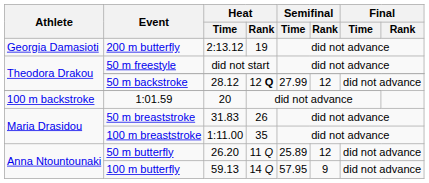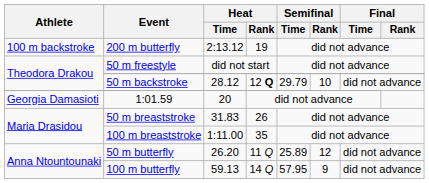(53, 48) Georgia Damasioti -> (51, 48) 100 m backstroke
(293, 83) 27.99 -> (293, 83) 29.79
(325, 83) 12 -> (325, 83) 10
(51, 100) 100 m backstroke -> (53, 100) Georgia Damasioti
